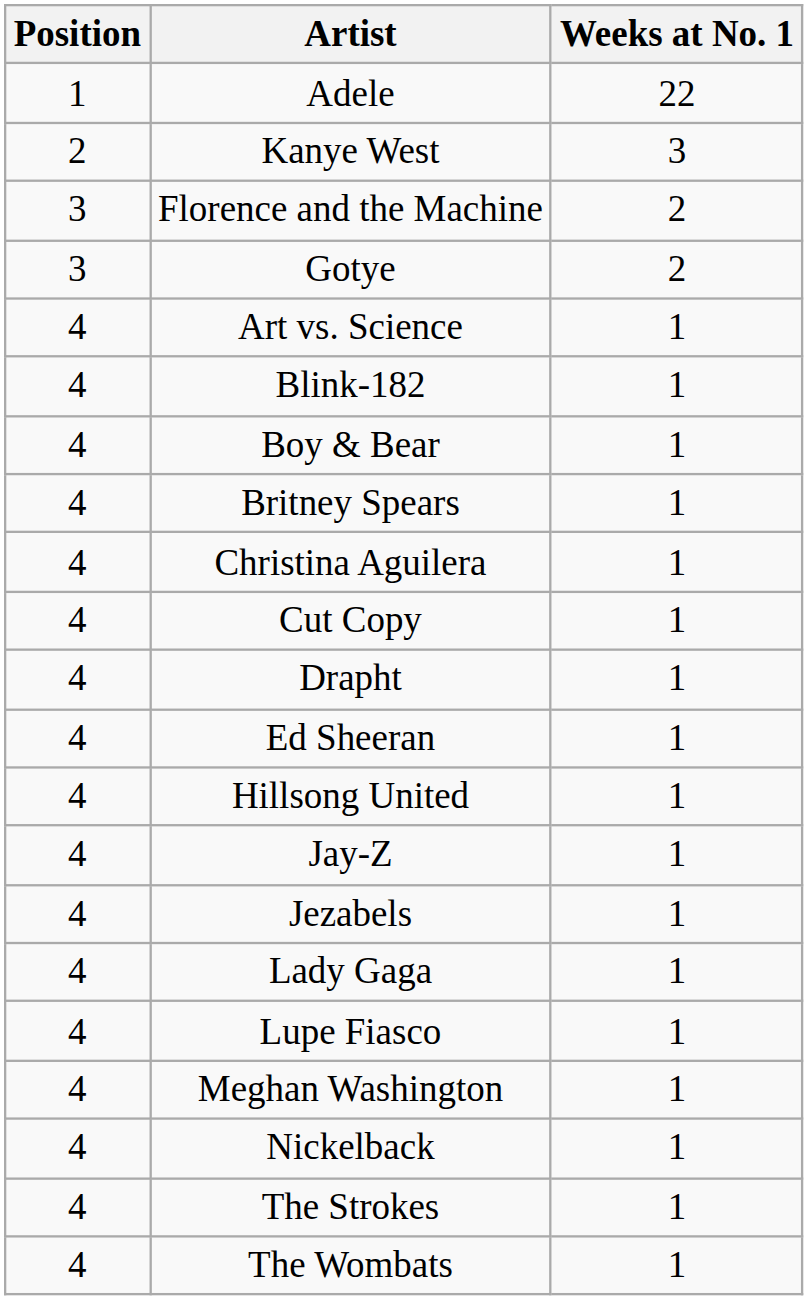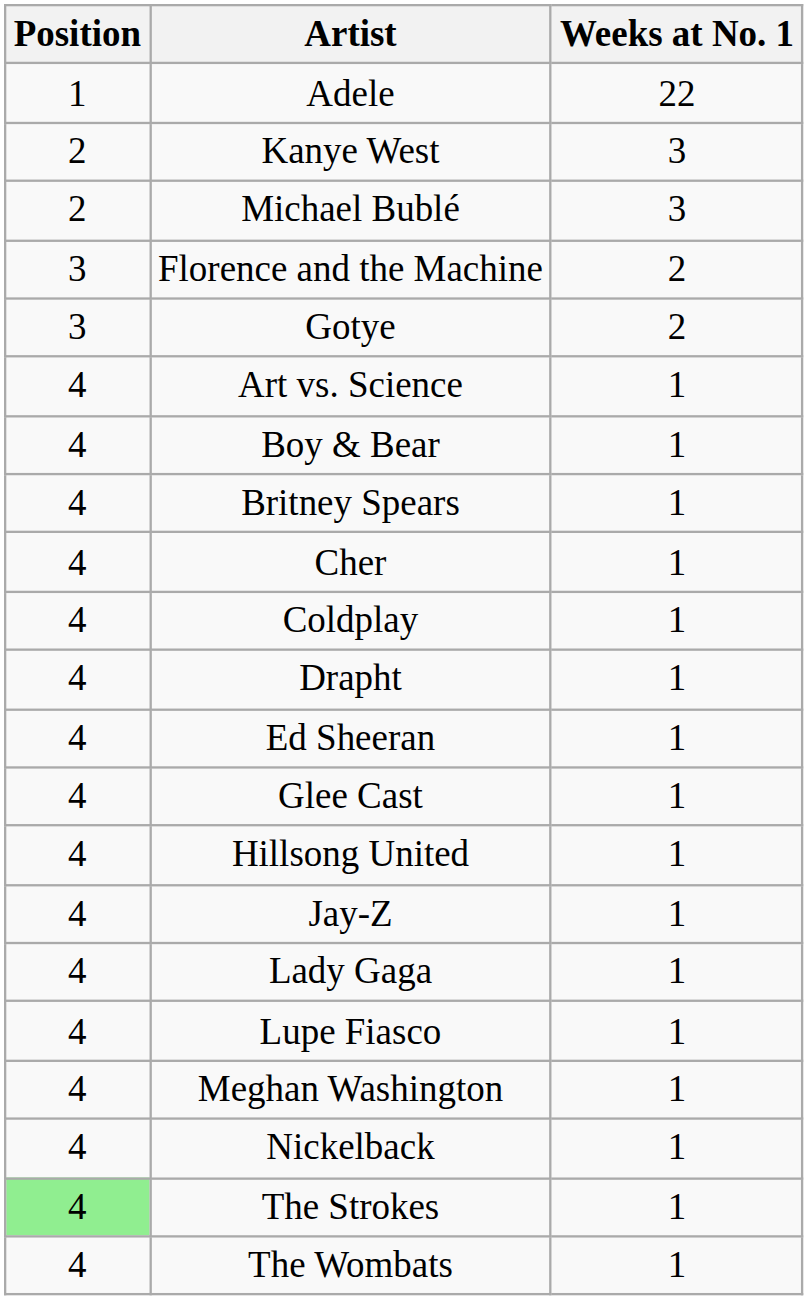+ row: (350, 209)
- row: (350, 385)
+ row: (350, 561)
- row: (350, 561)
+ row: (350, 619)
- row: (350, 619)
+ row: (350, 795)
- row: (350, 913)
(77, 1206) no background -> (77, 1206) lightgreen background
